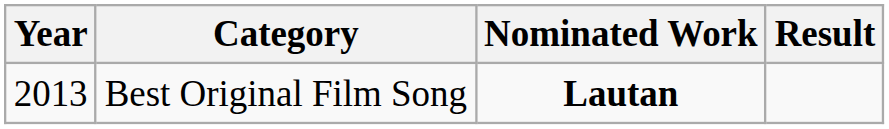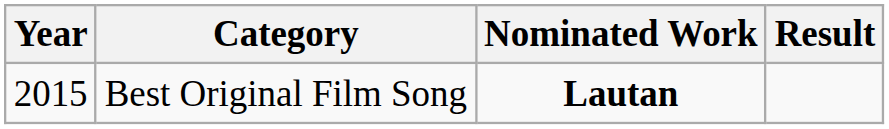(51, 92) 2013 -> (51, 92) 2015
